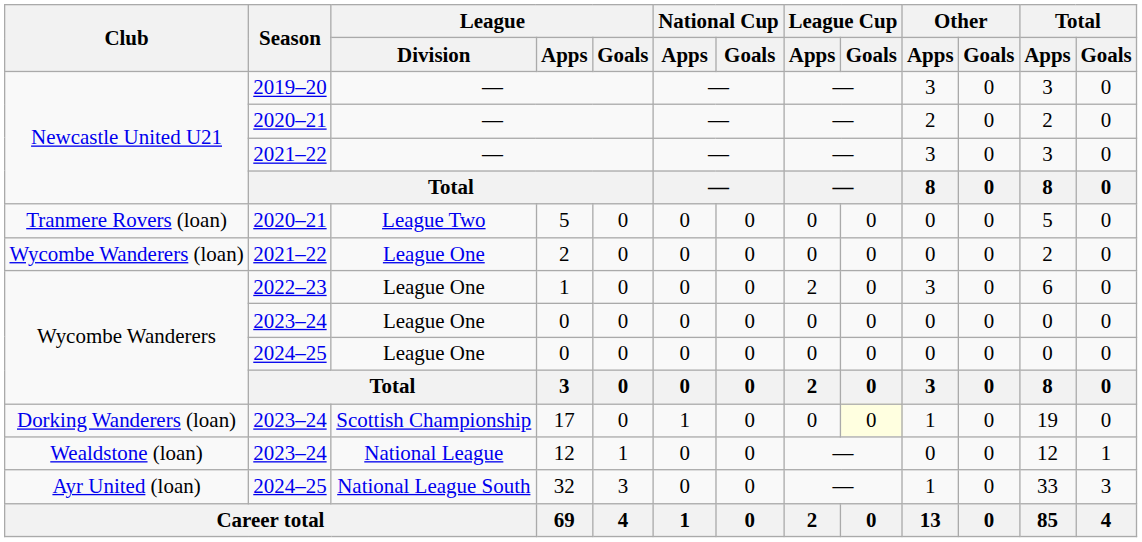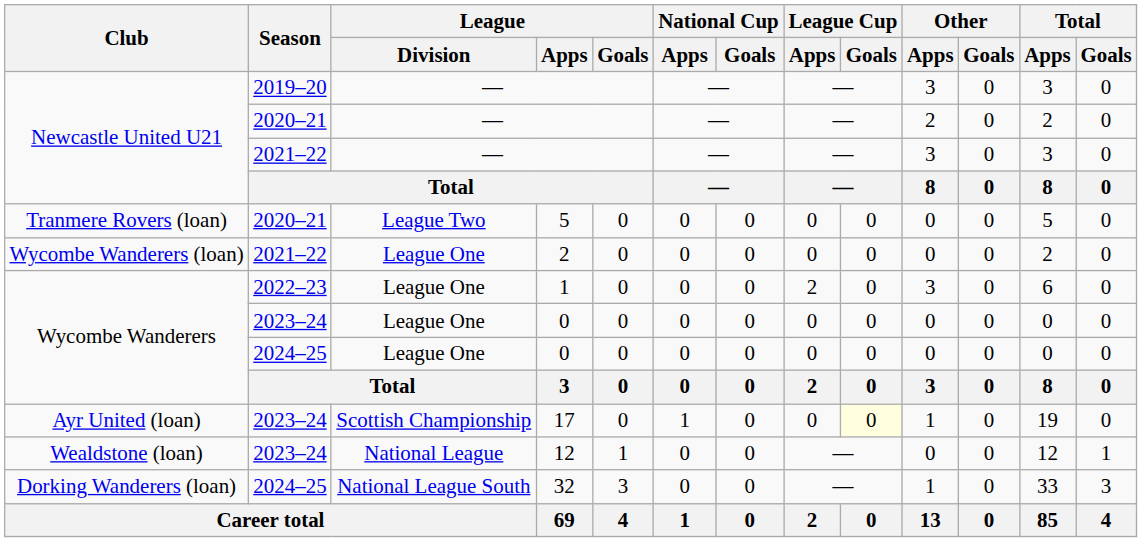(127, 420) Dorking Wanderers (loan) -> (127, 420) Ayr United (loan)
(127, 486) Ayr United (loan) -> (127, 486) Dorking Wanderers (loan)
